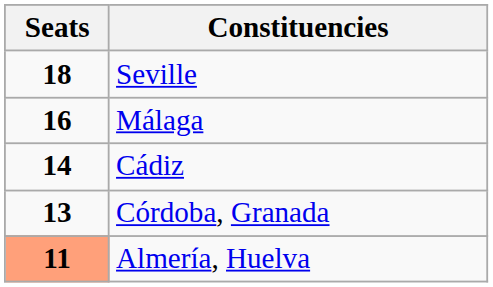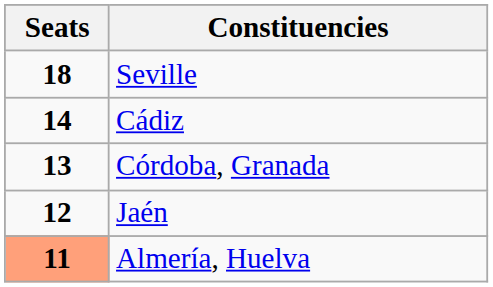- row: (160, 119)
+ row: (142, 212)
